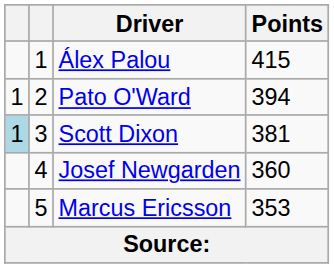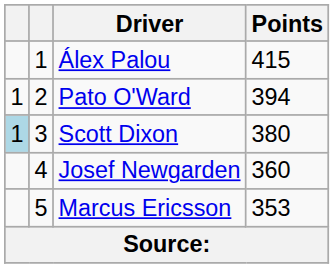(271, 134) 381 -> (271, 134) 380
